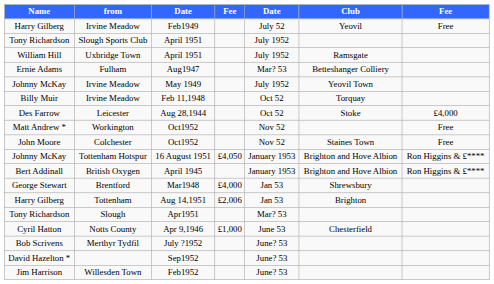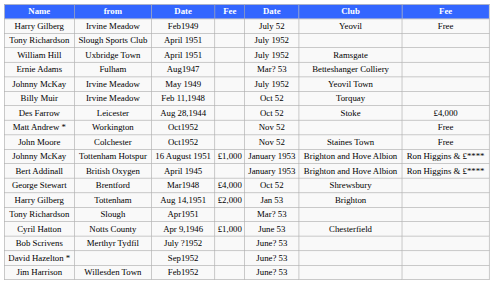(230, 157) £4,050 -> (230, 157) £1,000
(272, 185) Jan 53 -> (272, 185) Oct 52
(230, 200) £2,006 -> (230, 200) £2,000
